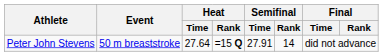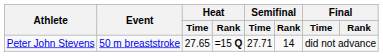(197, 44) 27.64 -> (197, 44) 27.65
(260, 44) 27.91 -> (260, 44) 27.71
